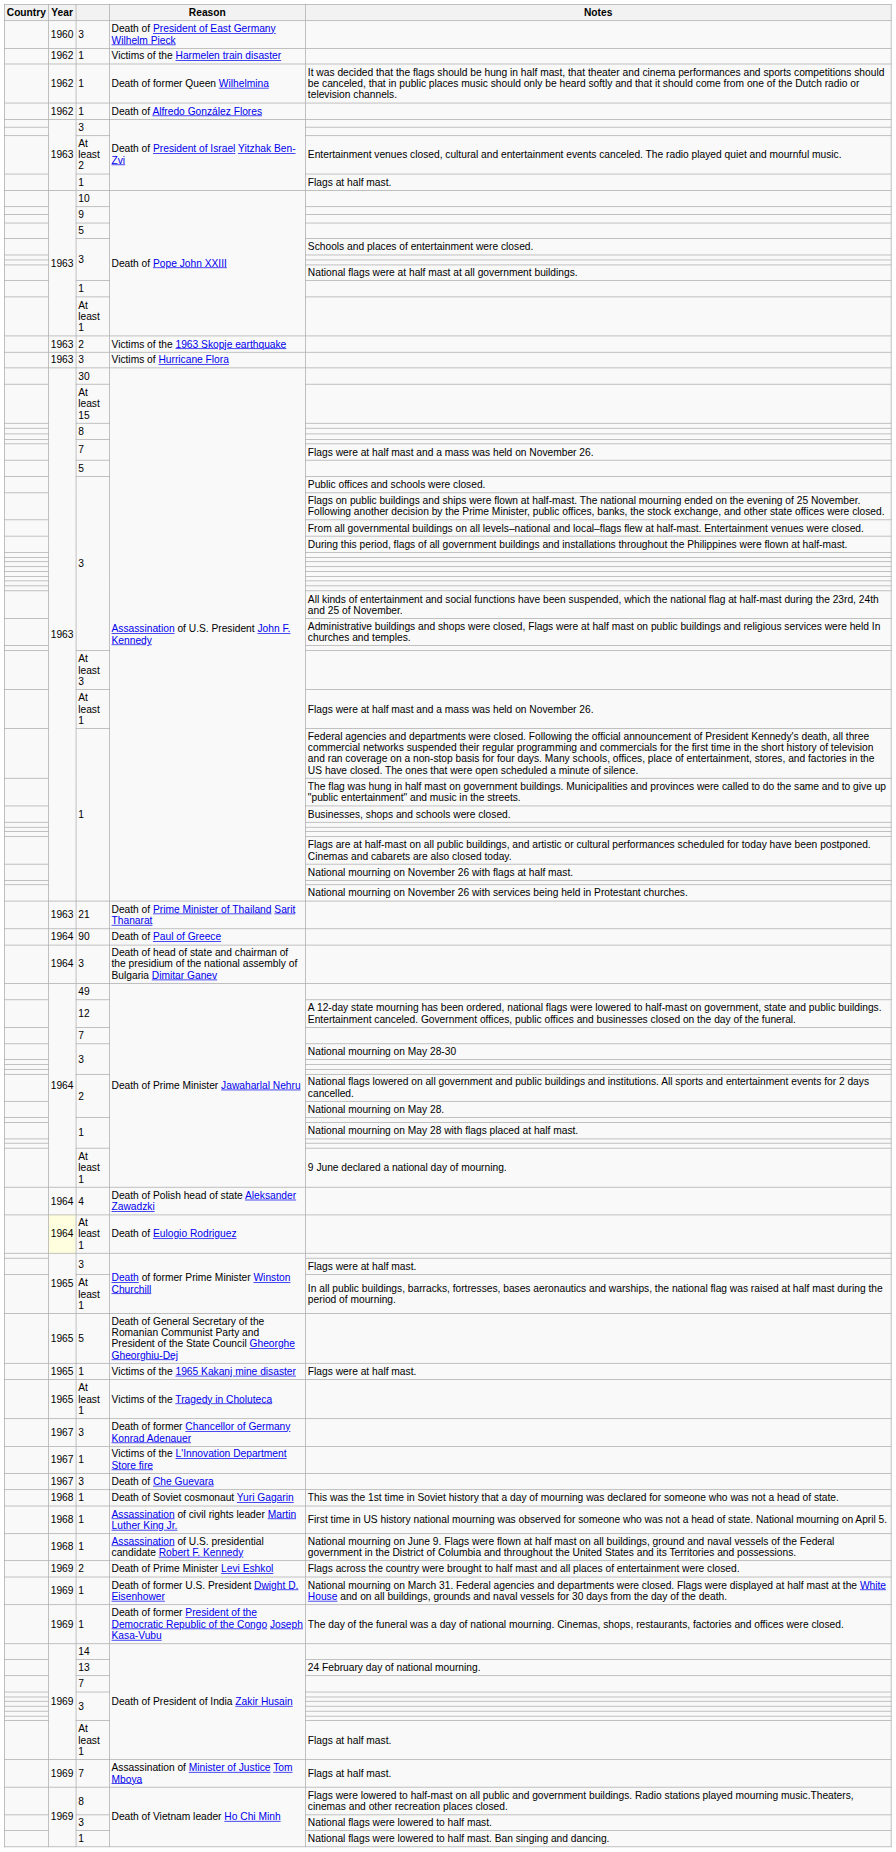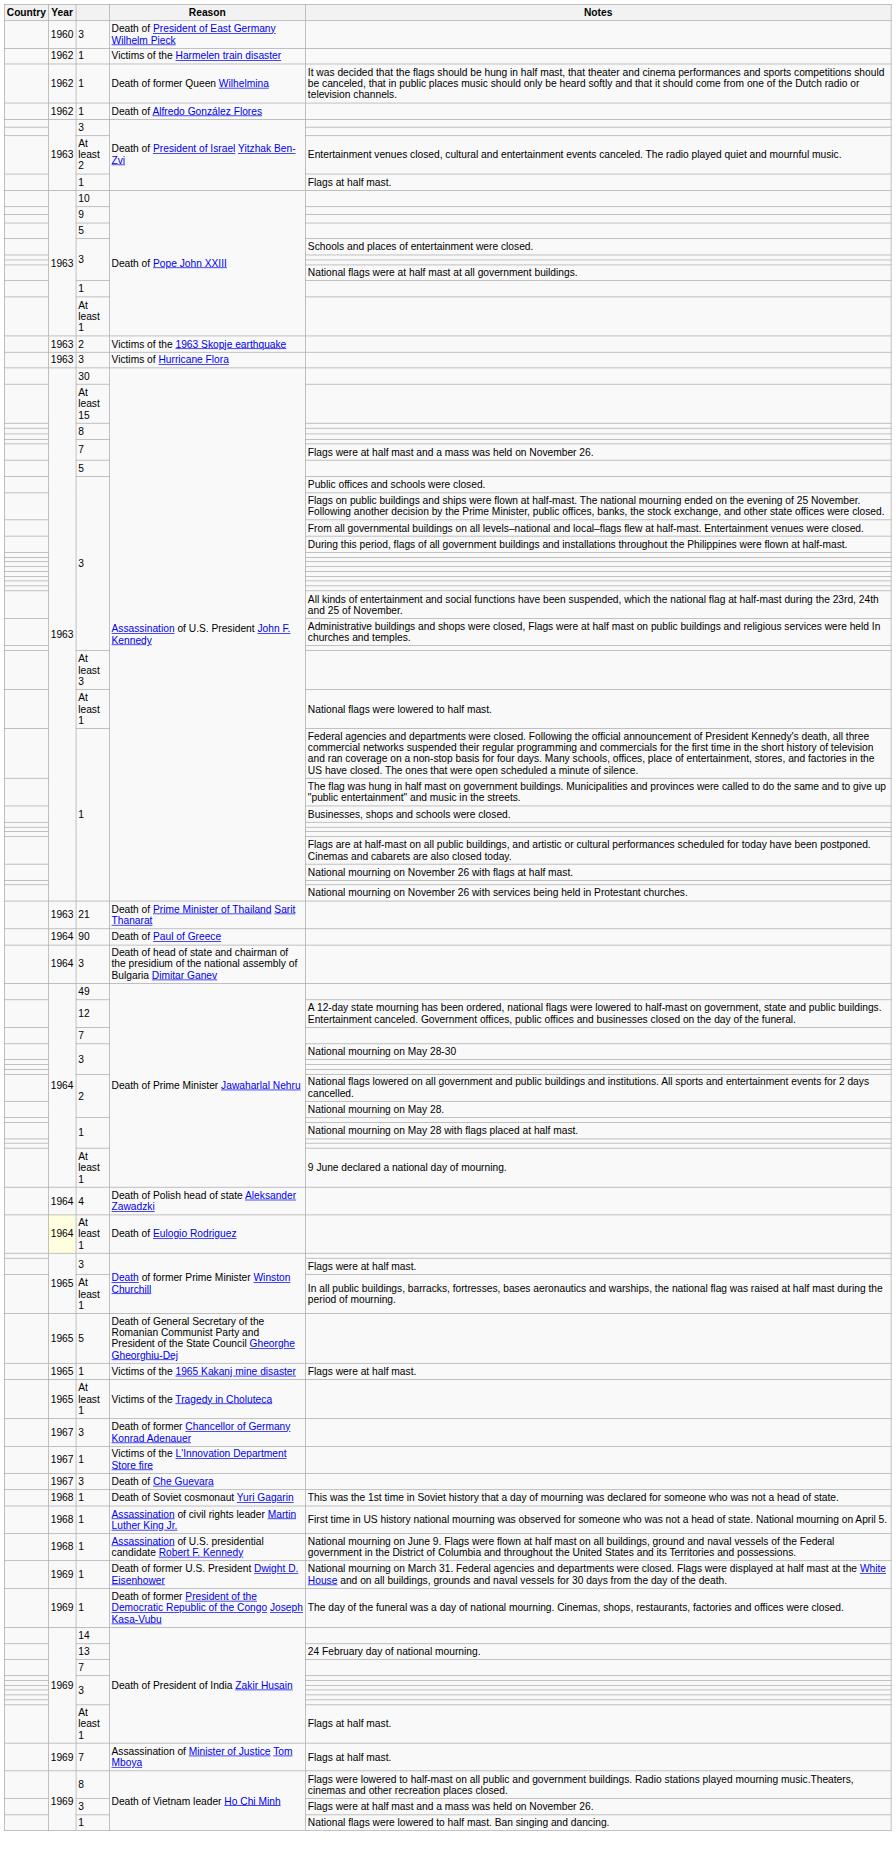(451, 709) Flags were at half mast and a mass was held on November 26. -> (400, 709) National flags were lowered to half mast.
- row: (81, 1569)
(400, 1823) National flags were lowered to half mast. -> (451, 1807) Flags were at half mast and a mass was held on November 26.
